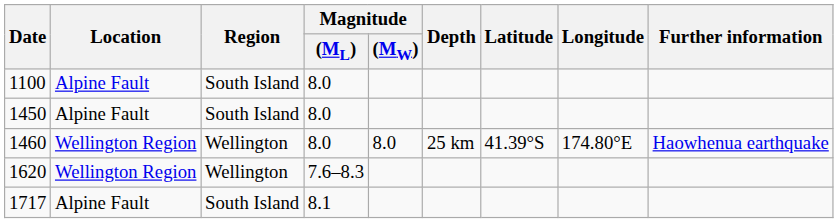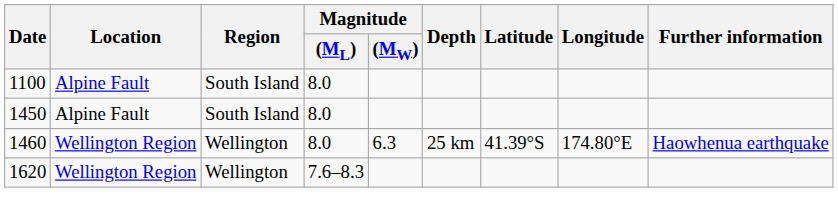(384, 142) 8.0 -> (384, 142) 6.3
- row: (28, 202)
